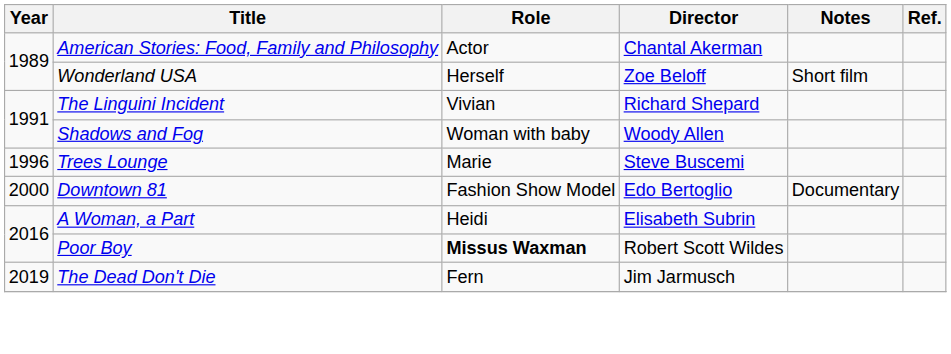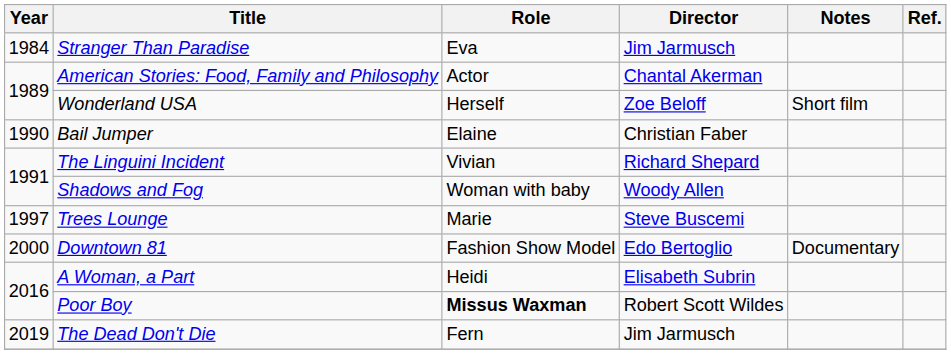+ row: (153, 47)
+ row: (105, 133)
(29, 162) 1996 -> (29, 219) 1997
